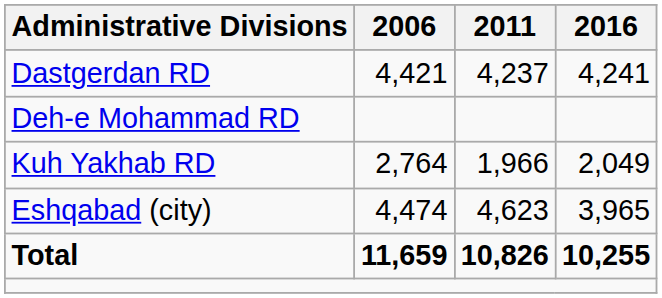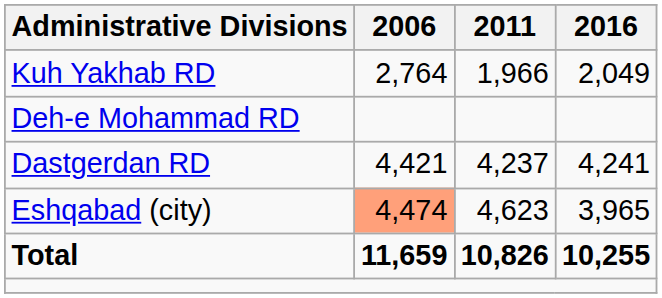rows swapped: (111, 73) <-> (113, 164)
(411, 210) no background -> (411, 210) lightsalmon background
